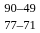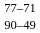rows swapped: (20, 25) <-> (20, 7)
